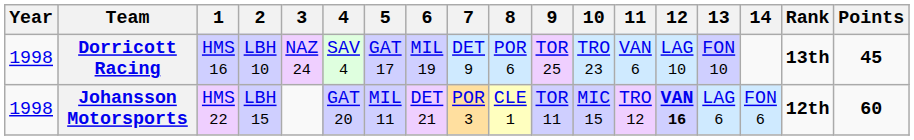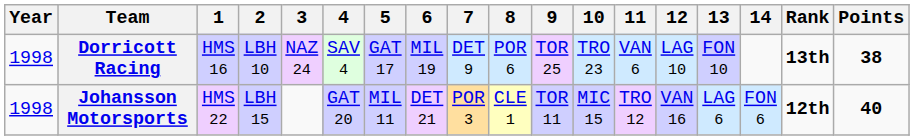(871, 60) 45 -> (871, 60) 38
(677, 110) bold -> (677, 109) normal
(871, 110) 60 -> (871, 110) 40
